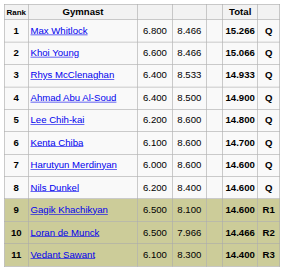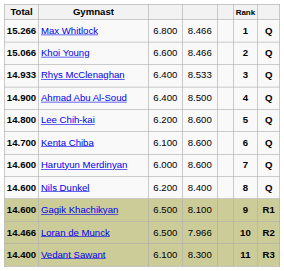columns swapped: (16, 12) <-> (240, 12)
